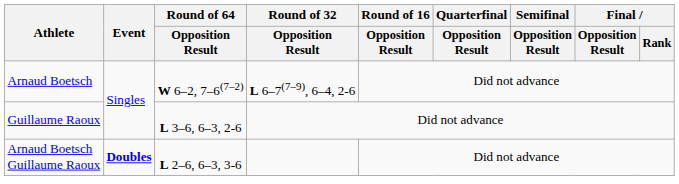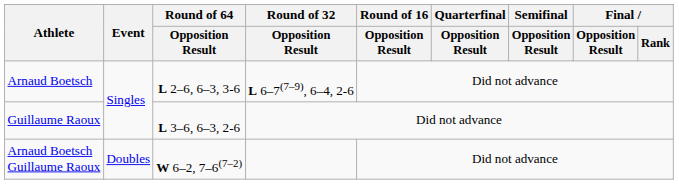(201, 89) W 6–2, 7–6(7–2) -> (199, 89) L 2–6, 6–3, 3-6
(129, 157) bold -> (128, 159) normal
(201, 165) L 2–6, 6–3, 3-6 -> (199, 167) W 6–2, 7–6(7–2)
